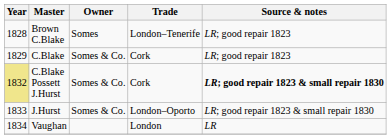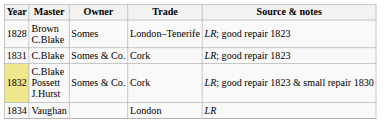(17, 55) 1829 -> (17, 55) 1831
(294, 83) bold -> (289, 83) normal
- row: (46, 110)
